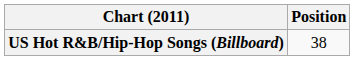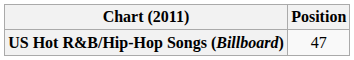(319, 42) 38 -> (319, 42) 47
